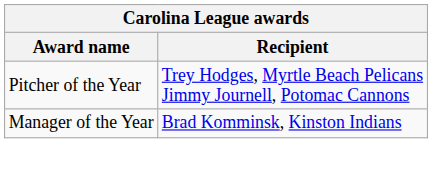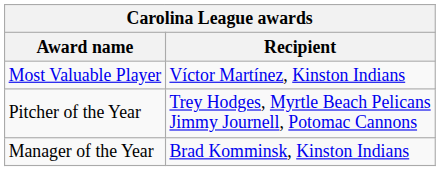+ row: (85, 74)
